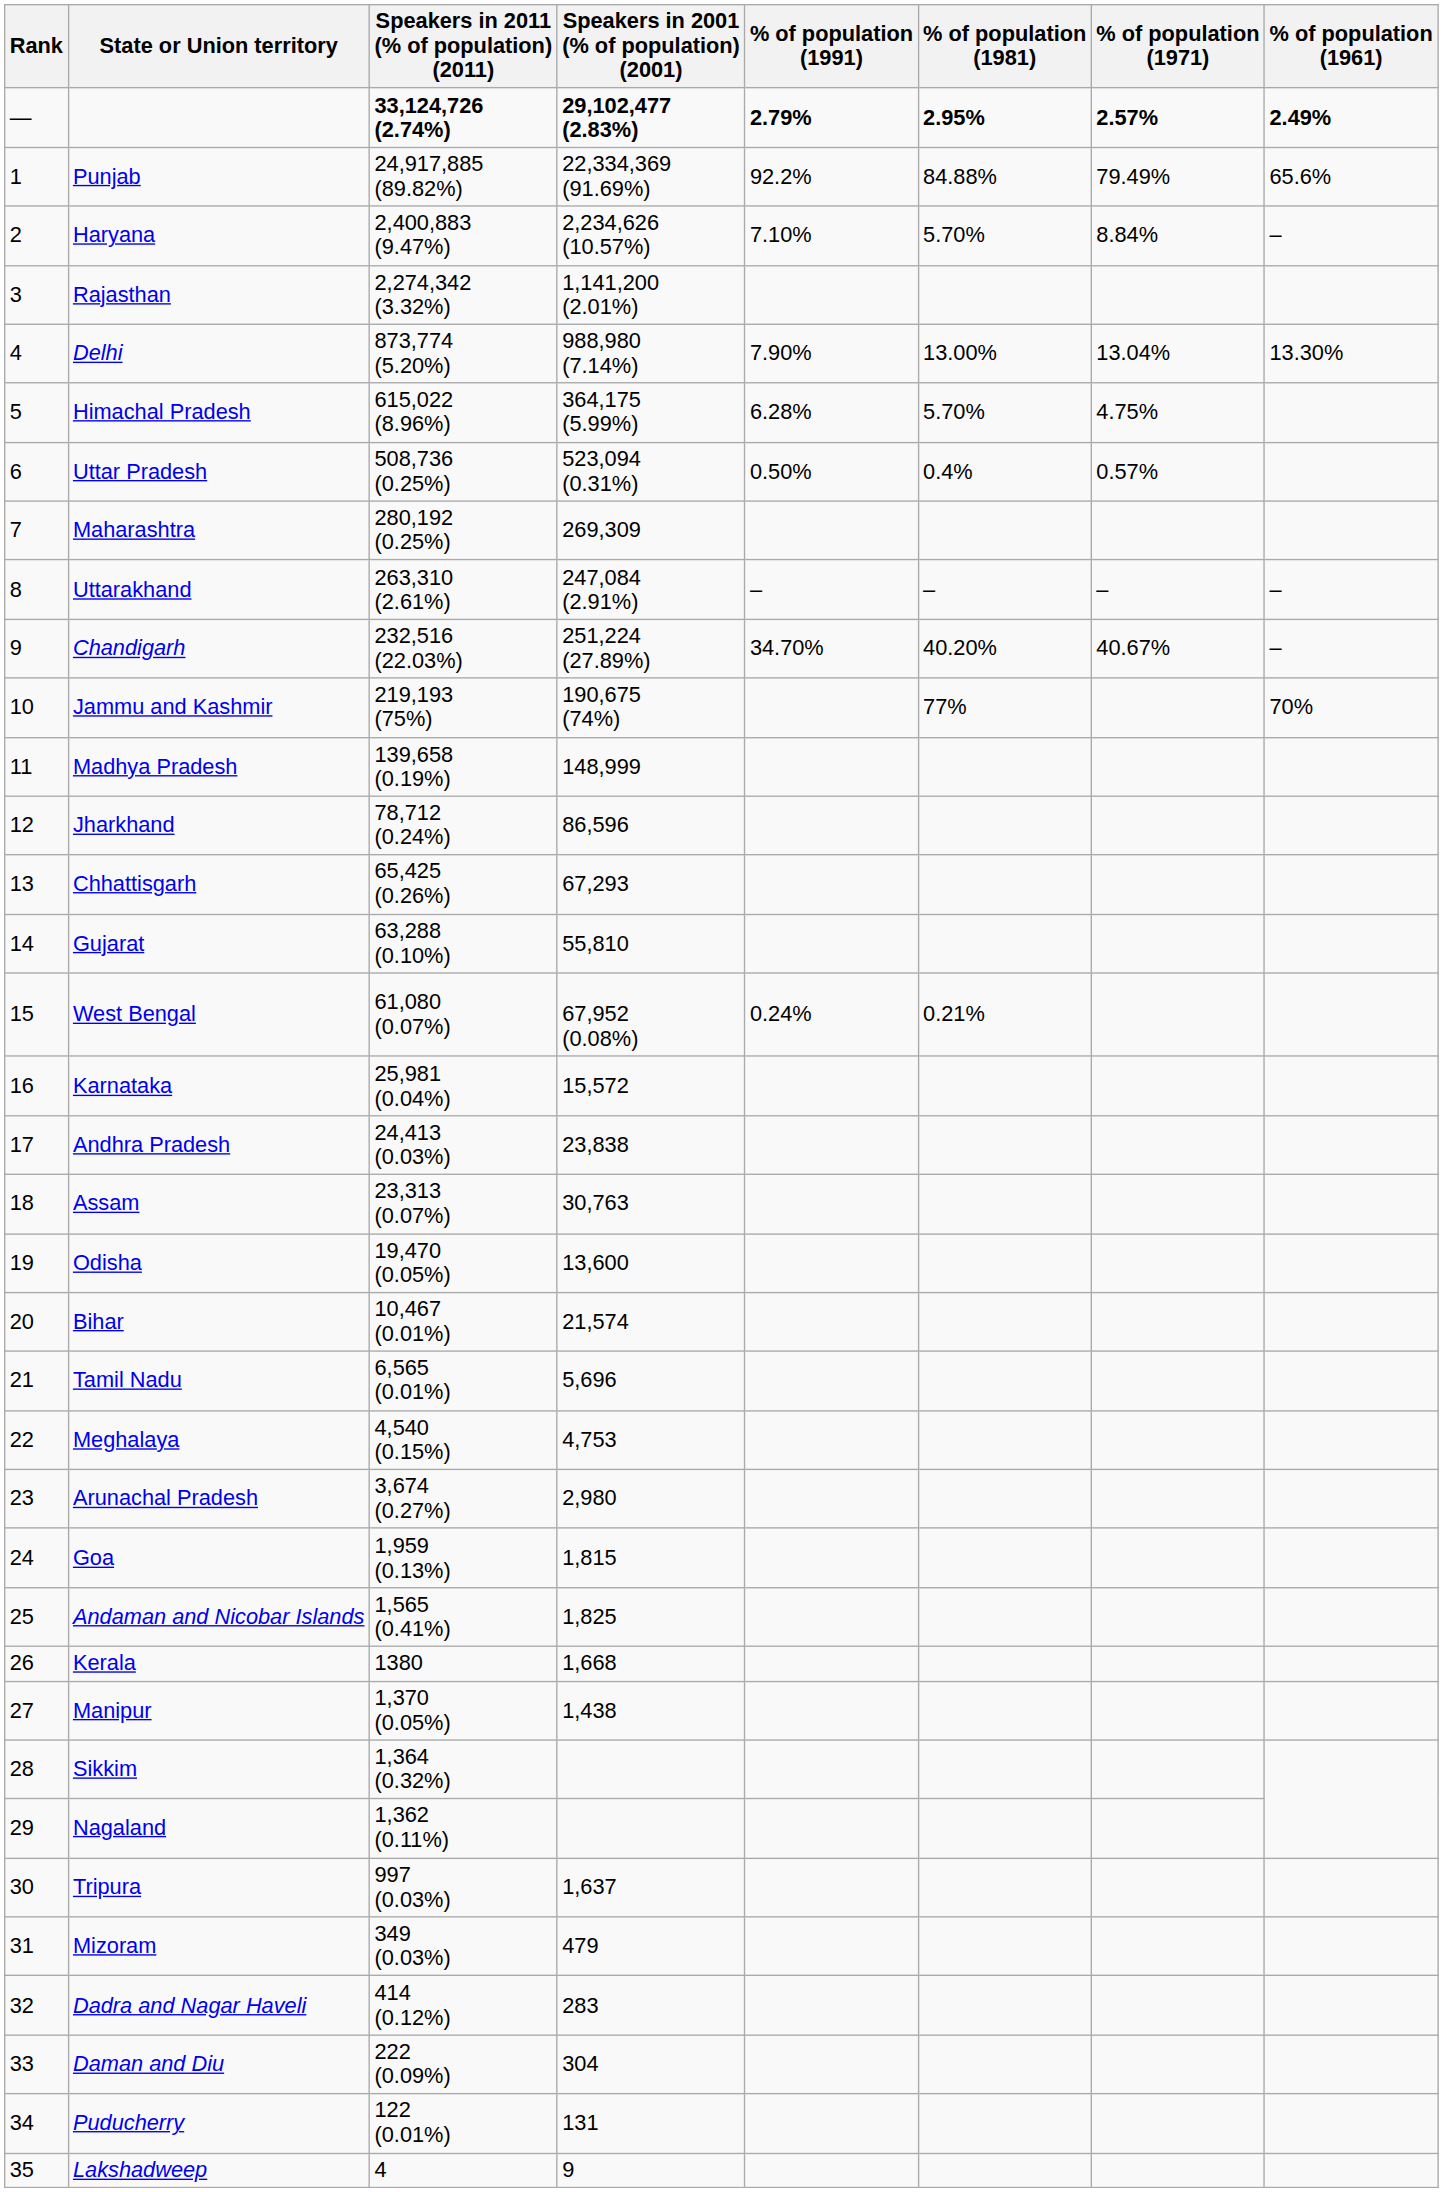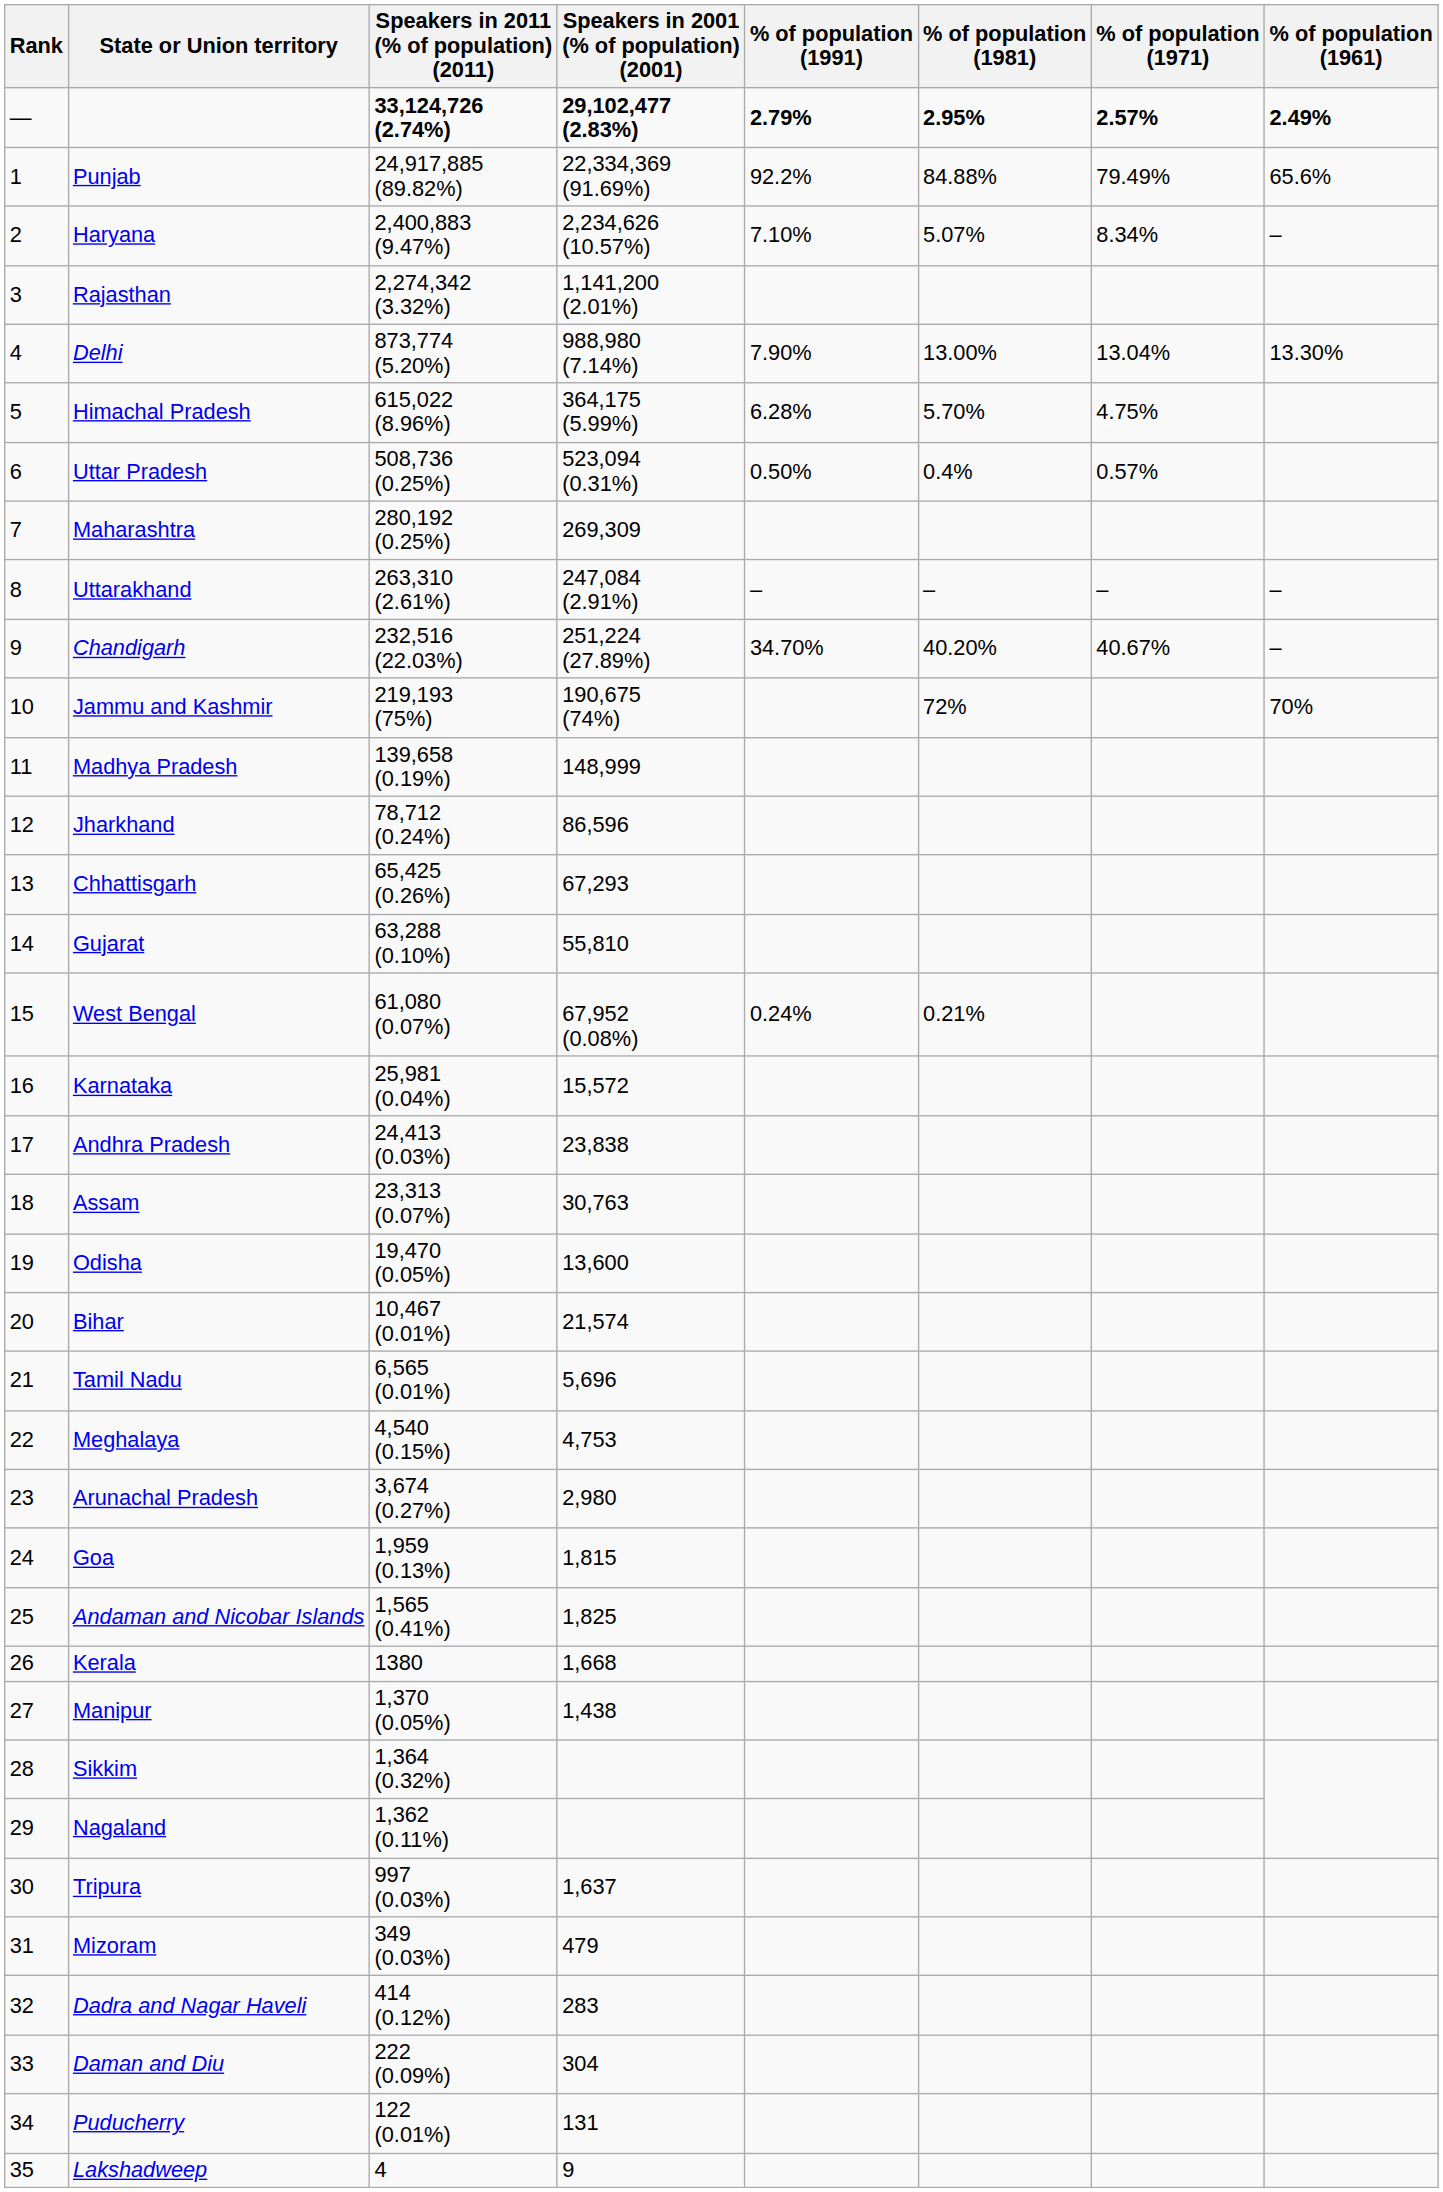(954, 235) 5.70% -> (954, 235) 5.07%
(1127, 235) 8.84% -> (1127, 235) 8.34%
(945, 707) 77% -> (945, 707) 72%
